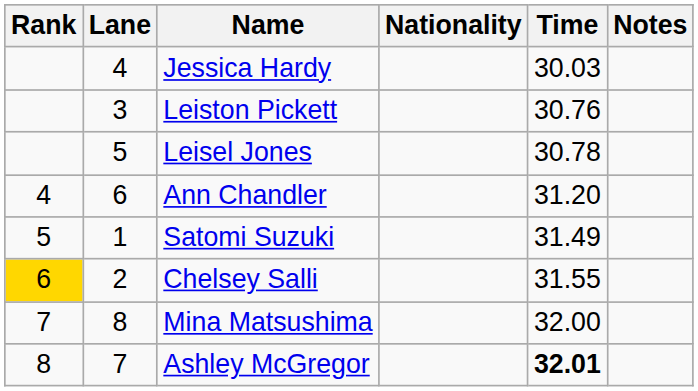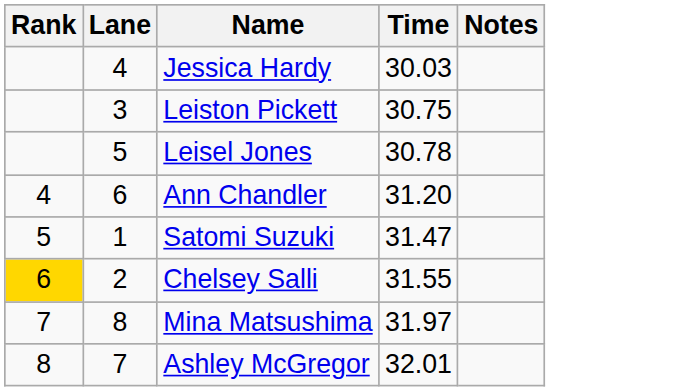- column: (453, 25)
(567, 110) 30.76 -> (418, 110) 30.75
(567, 237) 31.49 -> (418, 237) 31.47
(567, 322) 32.00 -> (418, 322) 31.97
(567, 364) bold -> (418, 364) normal
